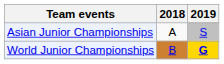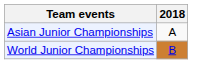- column: (203, 14)
